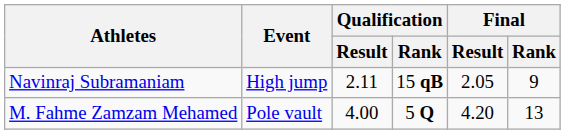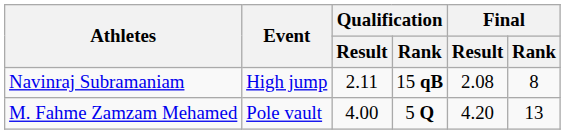(478, 82) 2.05 -> (478, 82) 2.08
(534, 82) 9 -> (534, 82) 8
